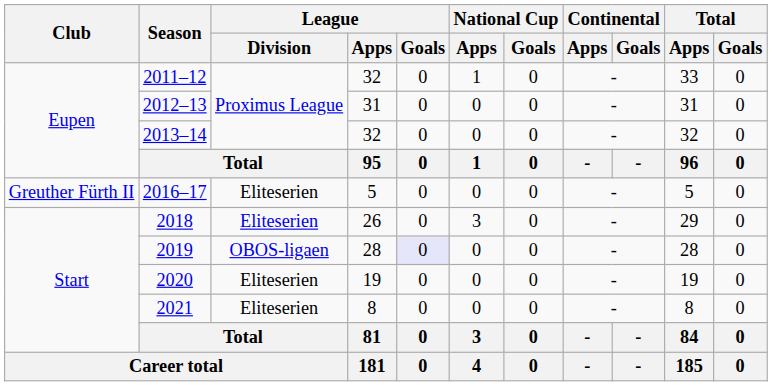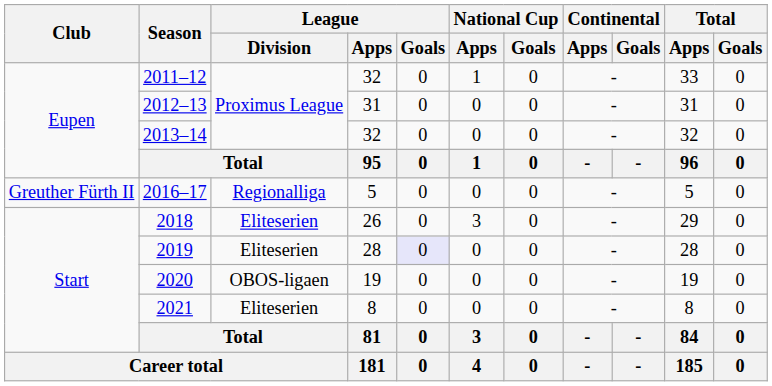(279, 192) Eliteserien -> (279, 192) Regionalliga
(279, 250) OBOS-ligaen -> (279, 250) Eliteserien
(279, 279) Eliteserien -> (279, 279) OBOS-ligaen
